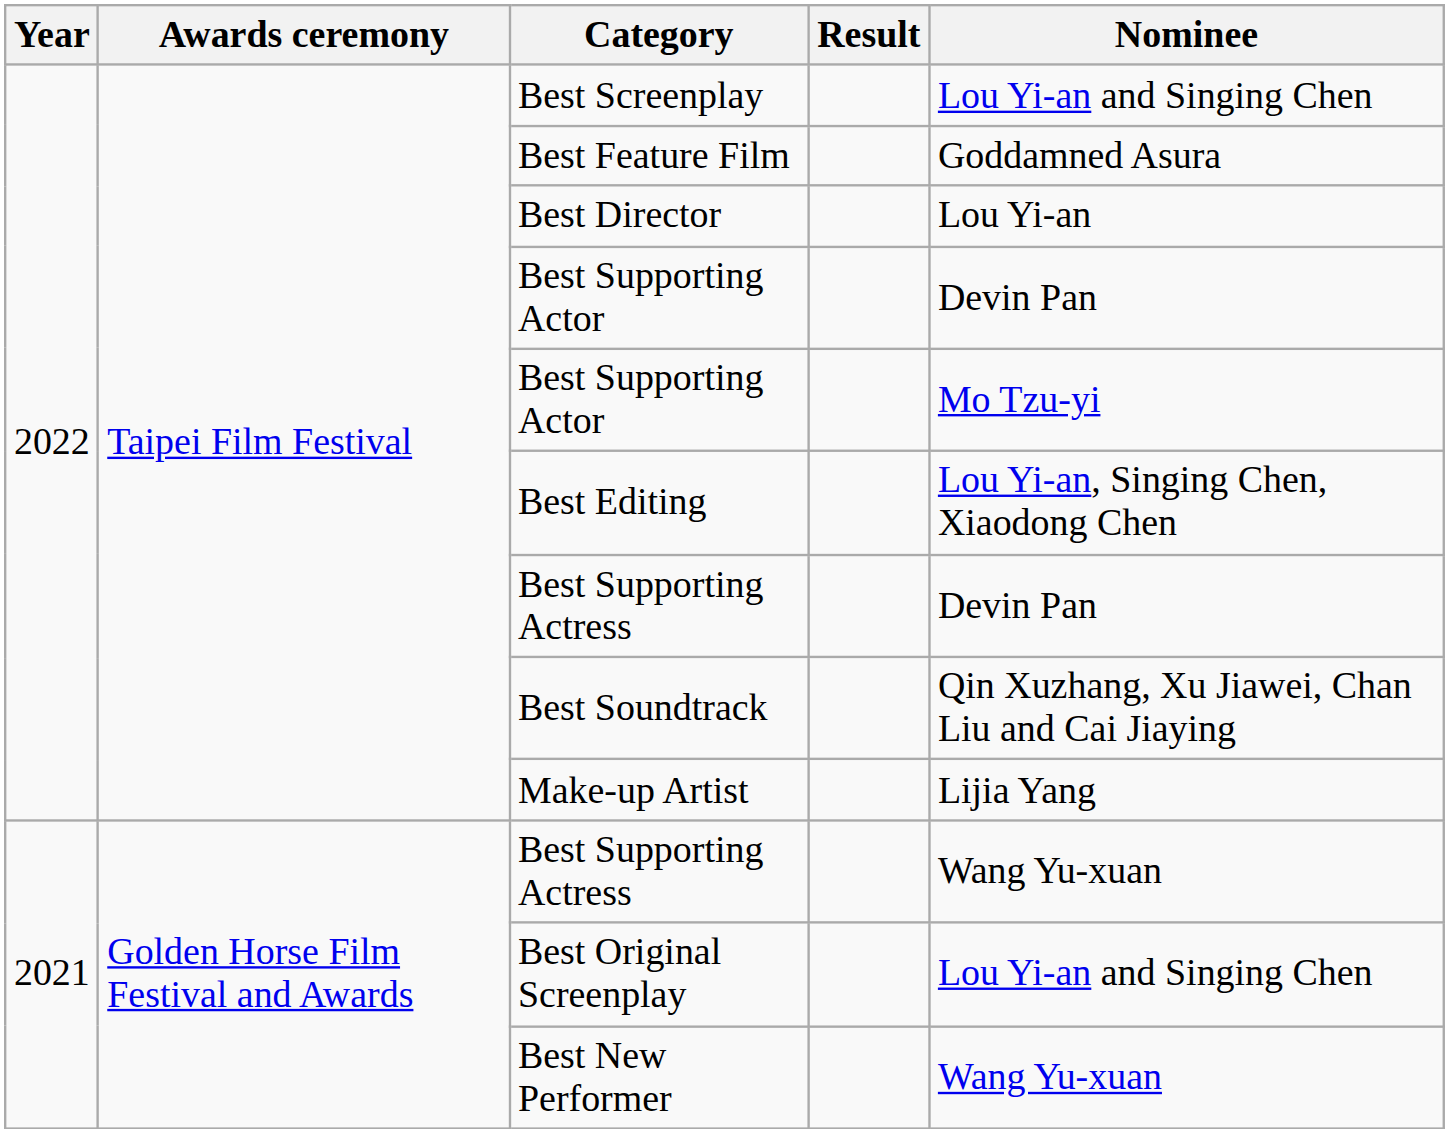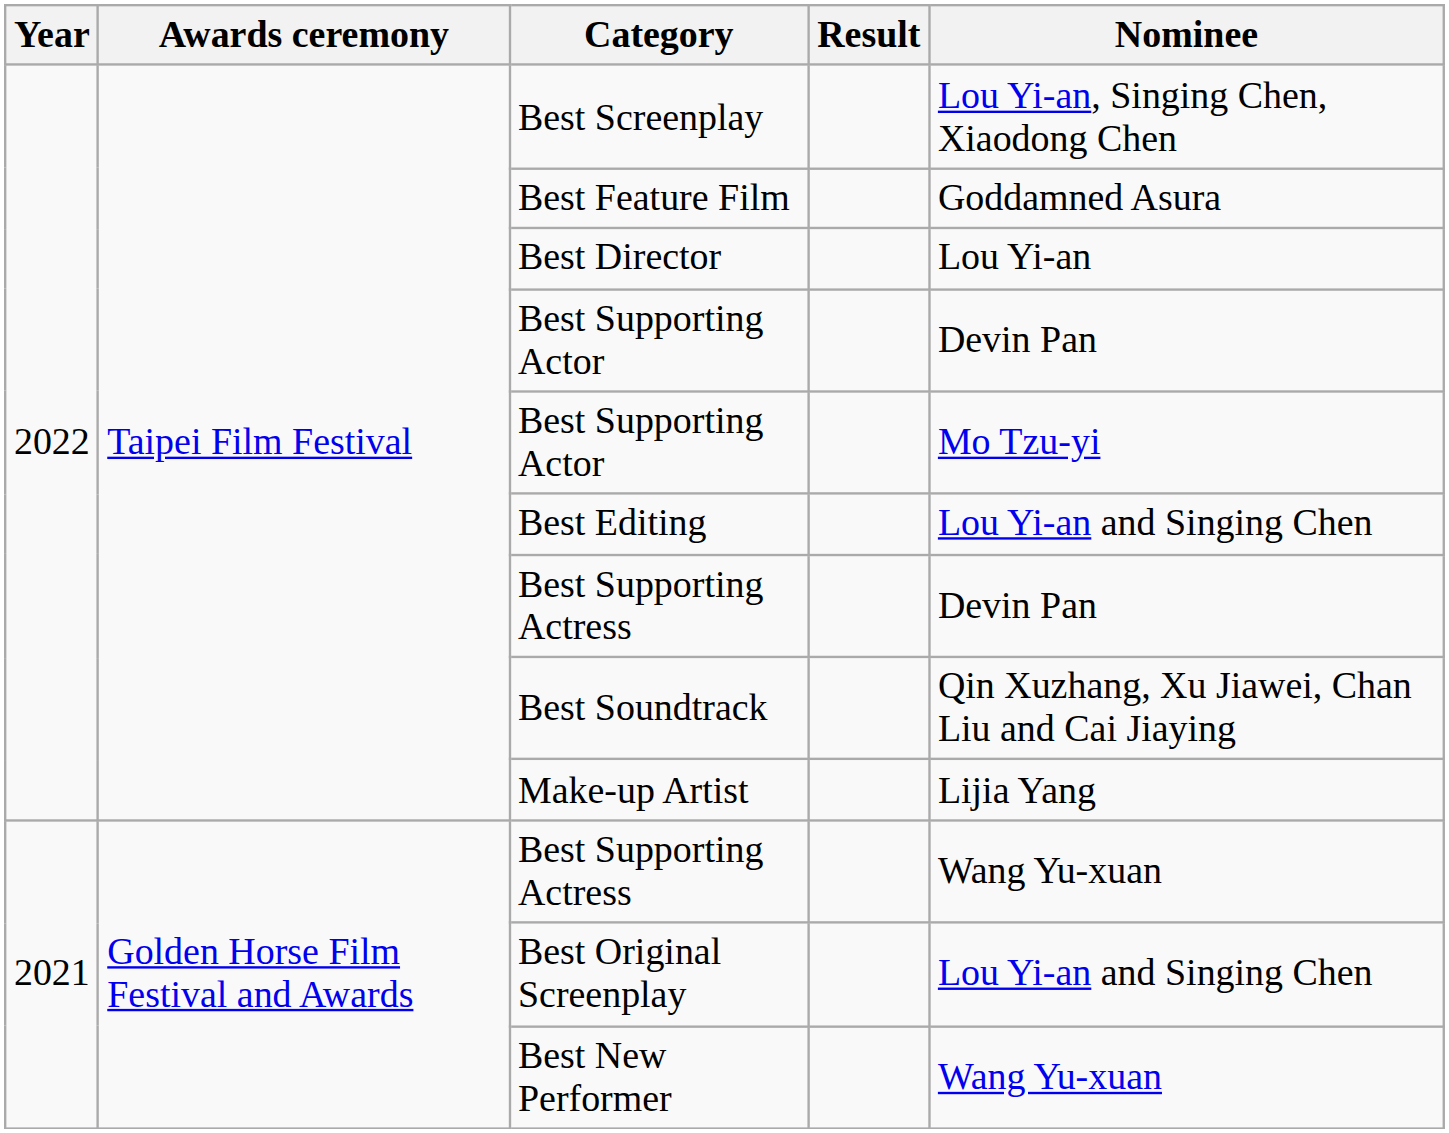(1155, 94) Lou Yi-an and Singing Chen -> (1133, 116) Lou Yi-an, Singing Chen, Xiaodong Chen
(1133, 502) Lou Yi-an, Singing Chen, Xiaodong Chen -> (1155, 523) Lou Yi-an and Singing Chen
